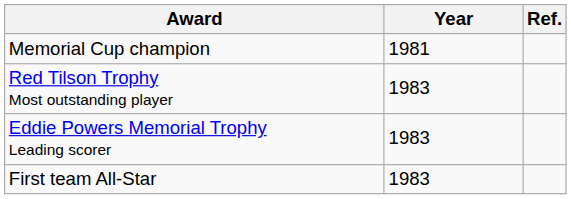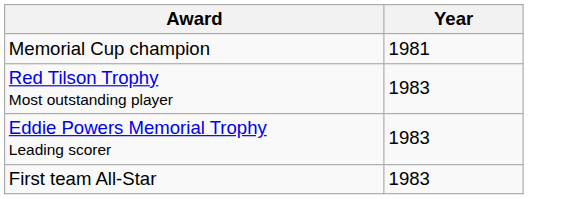- column: (545, 19)
